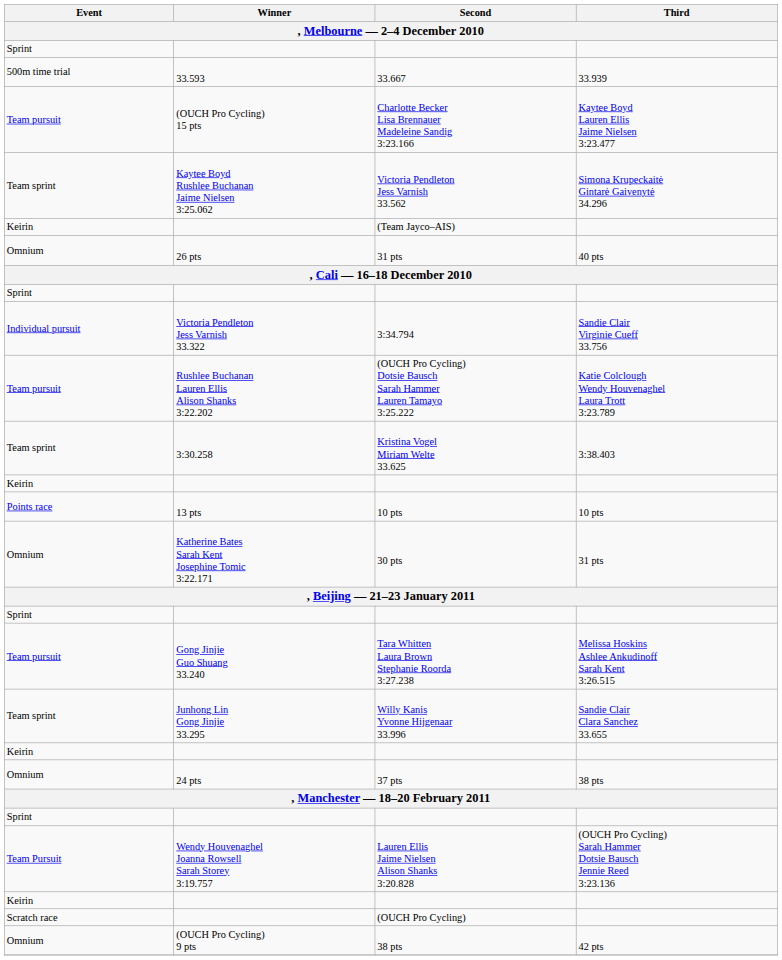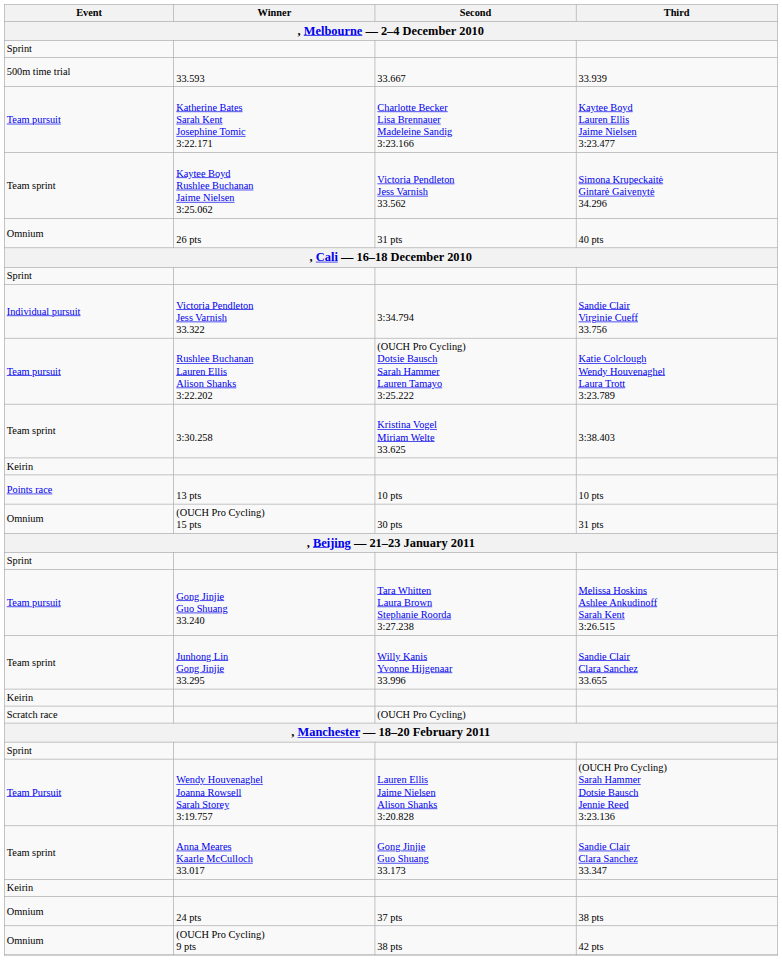(220, 120) (OUCH Pro Cycling) 15 pts -> (211, 126) Katherine Bates Sarah Kent Josephine Tomic 3:22.171
- row: (20, 227)
(211, 560) Katherine Bates Sarah Kent Josephine Tomic 3:22.171 -> (220, 519) (OUCH Pro Cycling) 15 pts
rows swapped: (25, 775) <-> (32, 917)
+ row: (31, 852)
